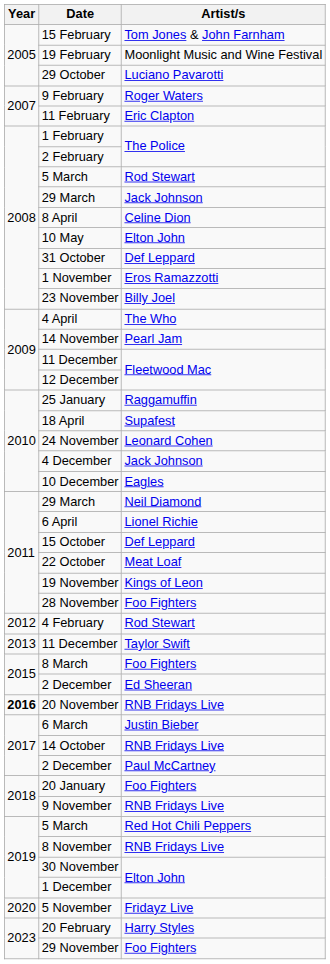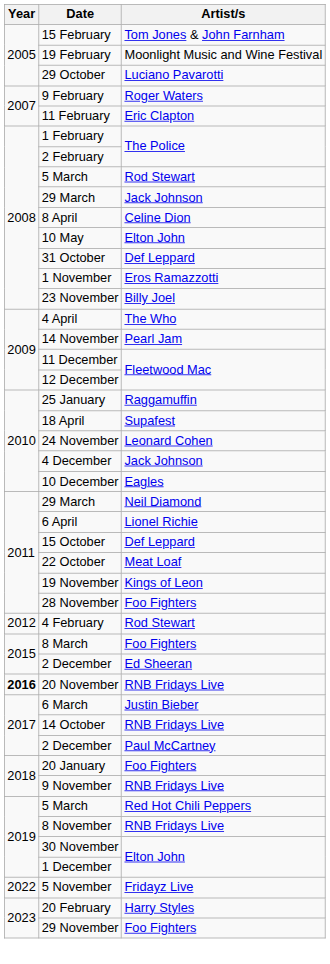- row: (80, 643)
(22, 907) 2020 -> (22, 887) 2022
